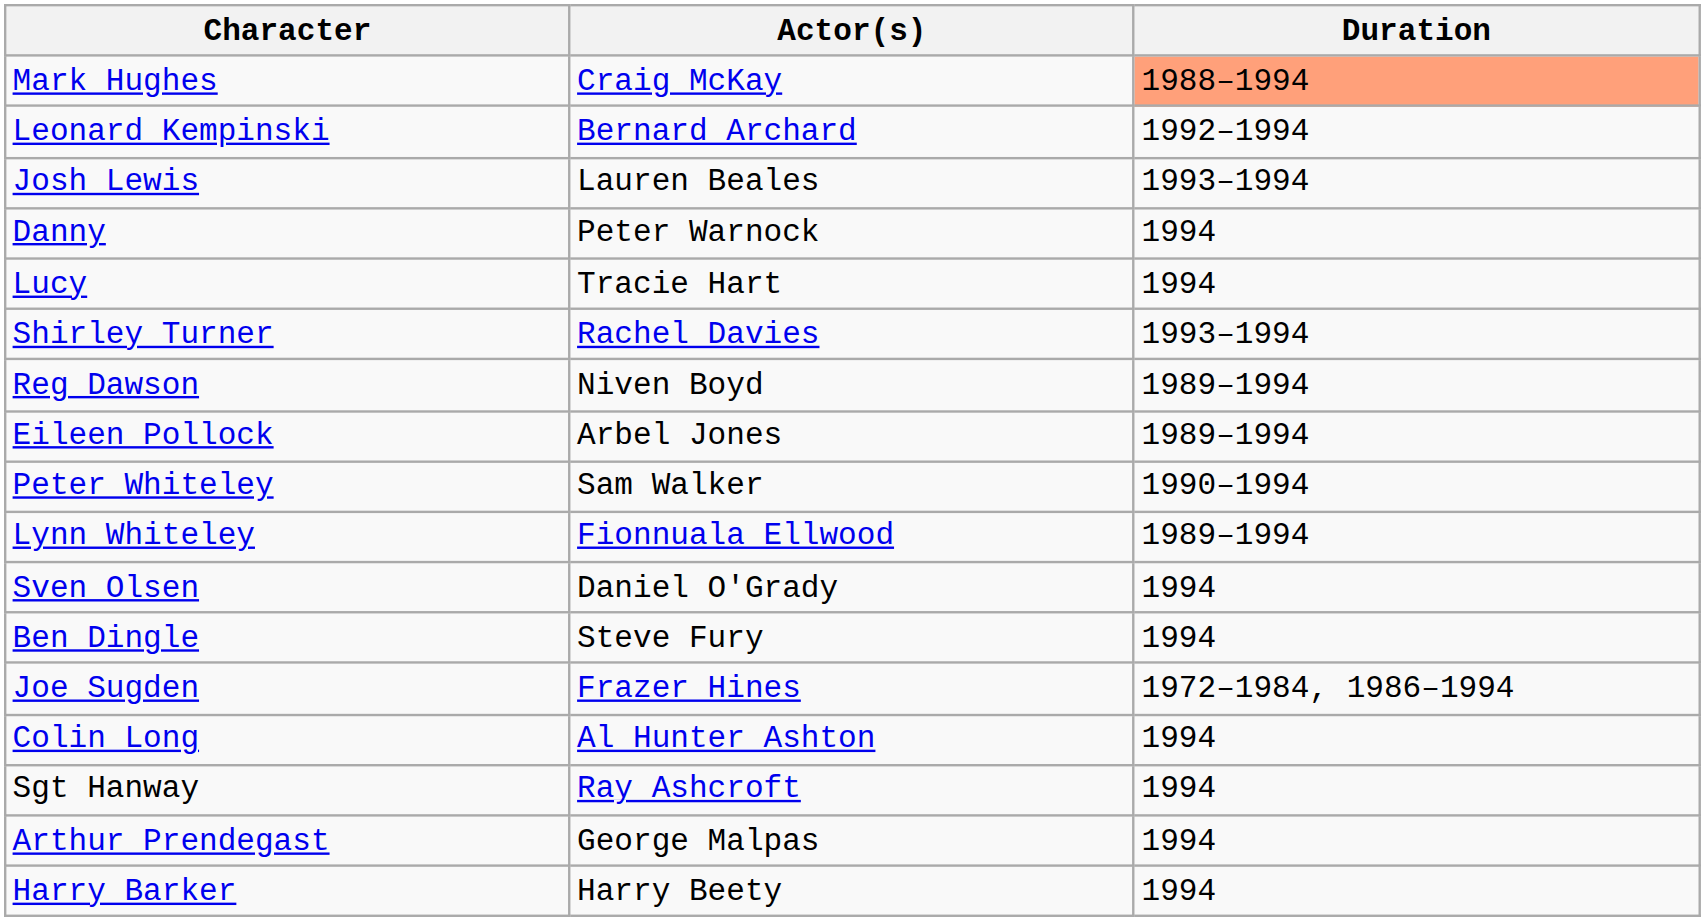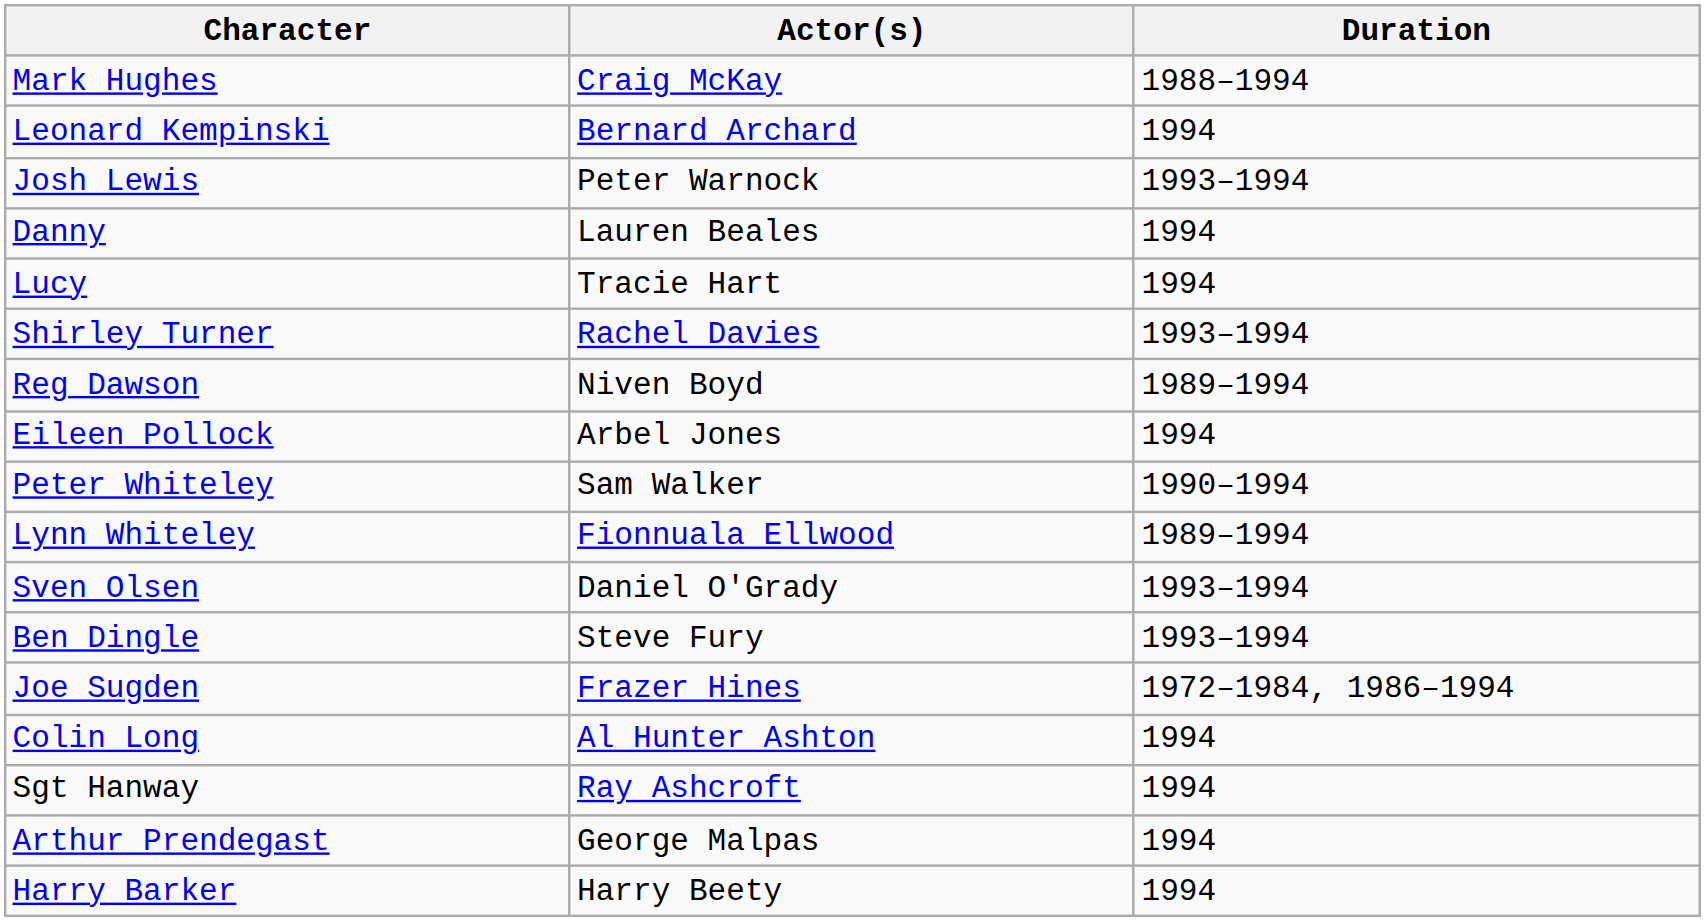(1225, 81) lightsalmon background -> (1225, 81) no background
(1225, 132) 1992–1994 -> (1179, 132) 1994
(698, 182) Lauren Beales -> (698, 182) Peter Warnock
(698, 233) Peter Warnock -> (698, 233) Lauren Beales
(1225, 436) 1989–1994 -> (1179, 436) 1994
(1179, 588) 1994 -> (1225, 588) 1993–1994
(1179, 638) 1994 -> (1225, 638) 1993–1994
